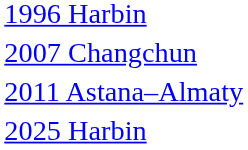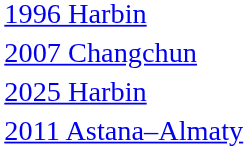rows swapped: (124, 91) <-> (75, 130)
